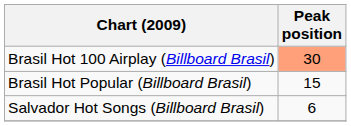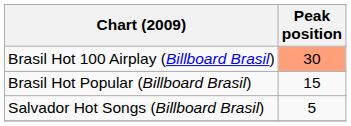(312, 108) 6 -> (312, 108) 5
